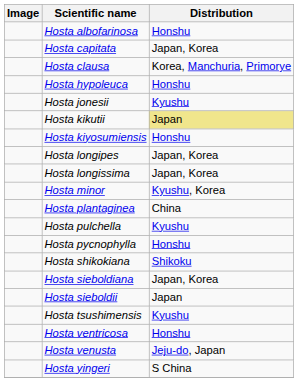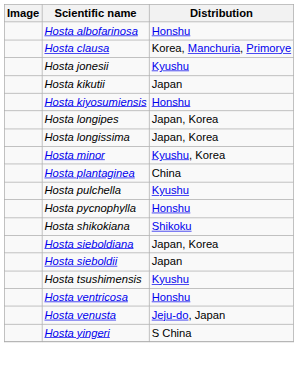- row: (80, 48)
- row: (86, 84)
(167, 119) khaki background -> (167, 84) no background
